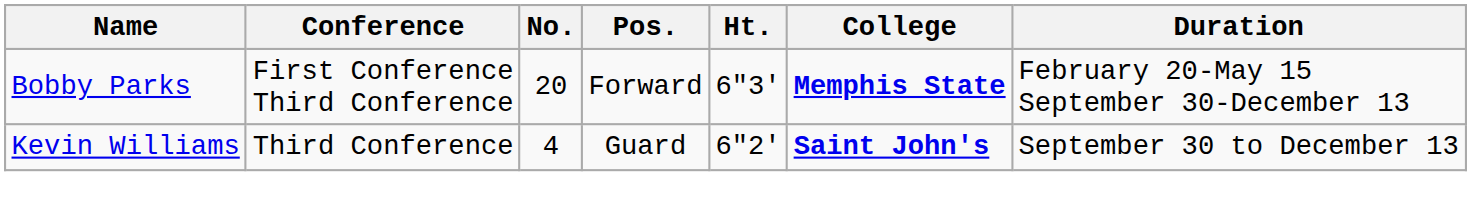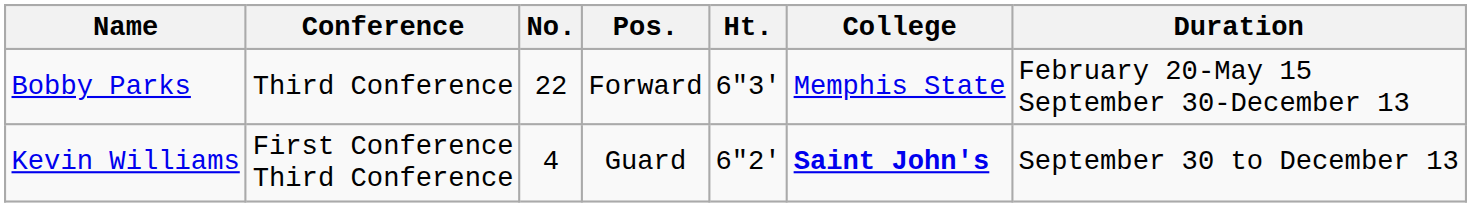(383, 87) First Conference Third Conference -> (383, 87) Third Conference
(551, 87) 20 -> (551, 87) 22
(900, 87) bold -> (900, 87) normal
(383, 147) Third Conference -> (383, 163) First Conference Third Conference
